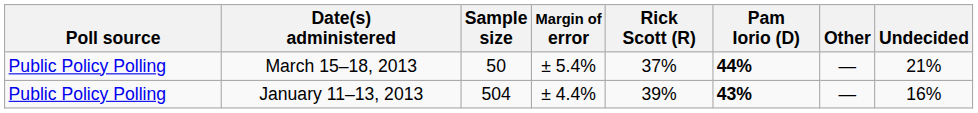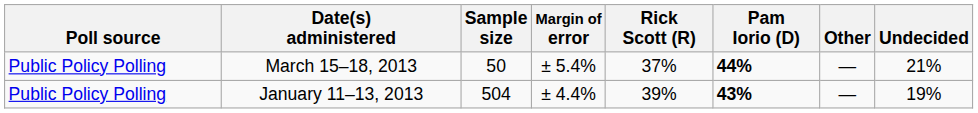(924, 94) 16% -> (924, 94) 19%
